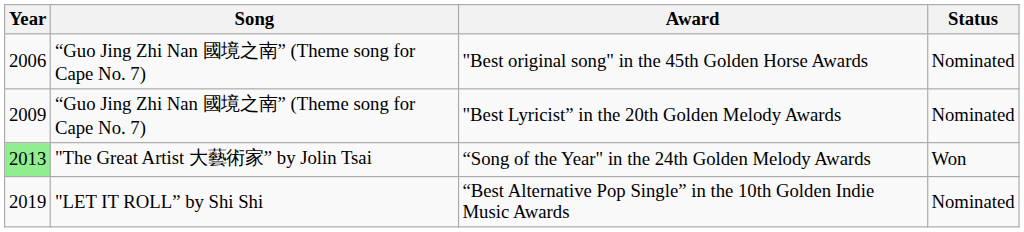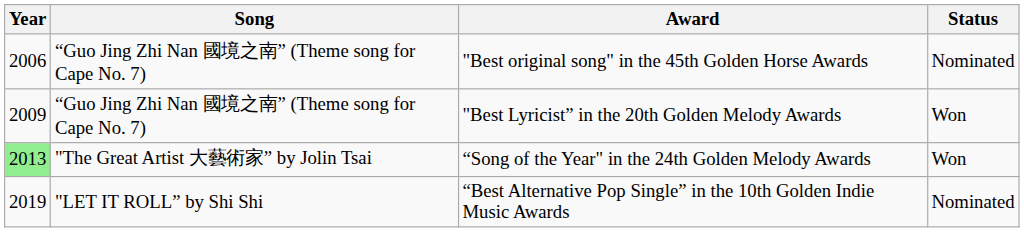(973, 115) Nominated -> (949, 115) Won
